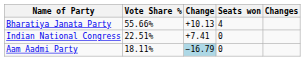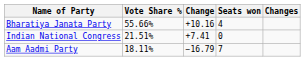(200, 24) +10.13 -> (200, 24) +10.16
(139, 37) 22.51% -> (139, 37) 21.51%
(200, 50) lightblue background -> (200, 50) no background
(220, 50) 0 -> (220, 50) 7
